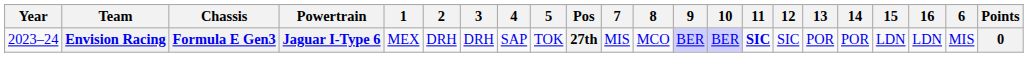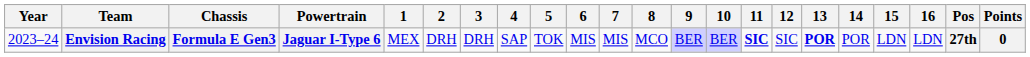columns swapped: (962, 15) <-> (584, 15)
(820, 39) normal -> (820, 39) bold
